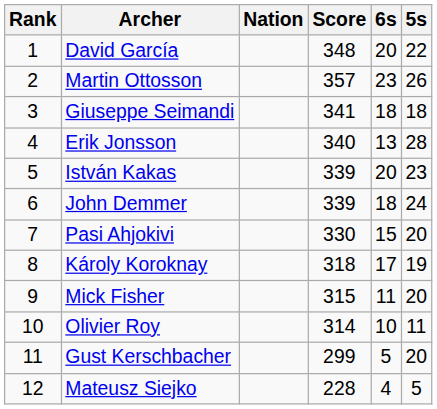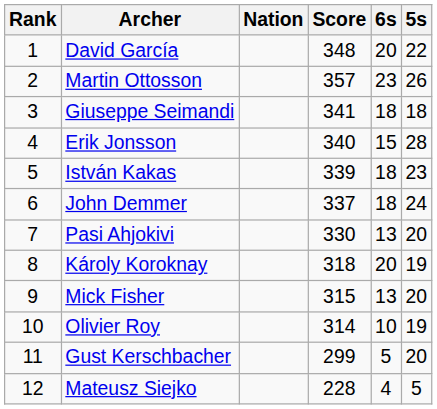(386, 142) 13 -> (386, 142) 15
(386, 173) 20 -> (386, 173) 18
(339, 204) 339 -> (339, 204) 337
(386, 234) 15 -> (386, 234) 13
(386, 265) 17 -> (386, 265) 20
(386, 296) 11 -> (386, 296) 13
(416, 326) 11 -> (416, 326) 19
